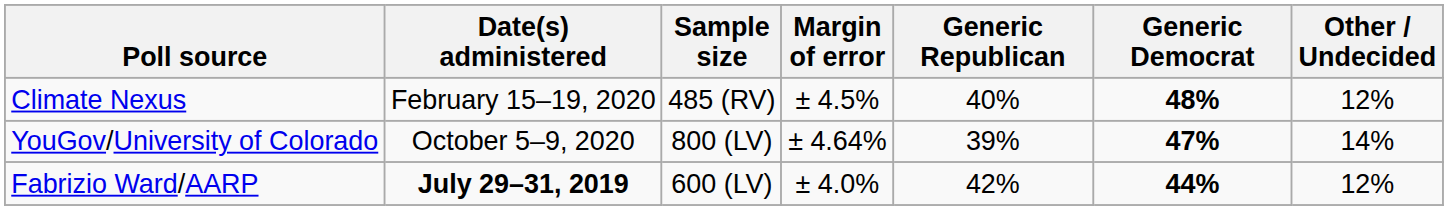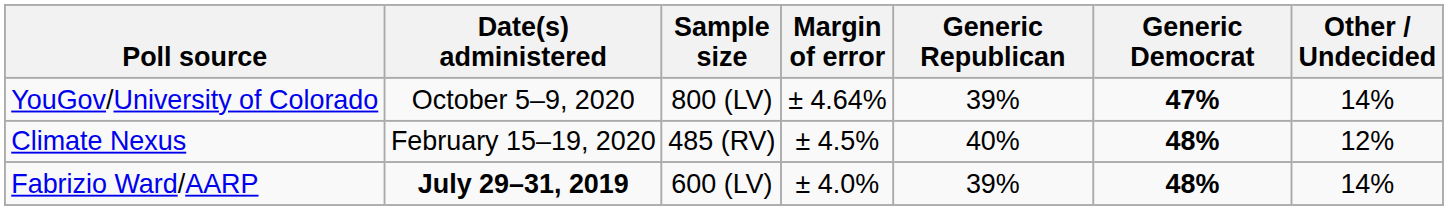rows swapped: (195, 142) <-> (99, 99)
(993, 184) 42% -> (993, 184) 39%
(1192, 184) 44% -> (1192, 184) 48%
(1367, 184) 12% -> (1367, 184) 14%
